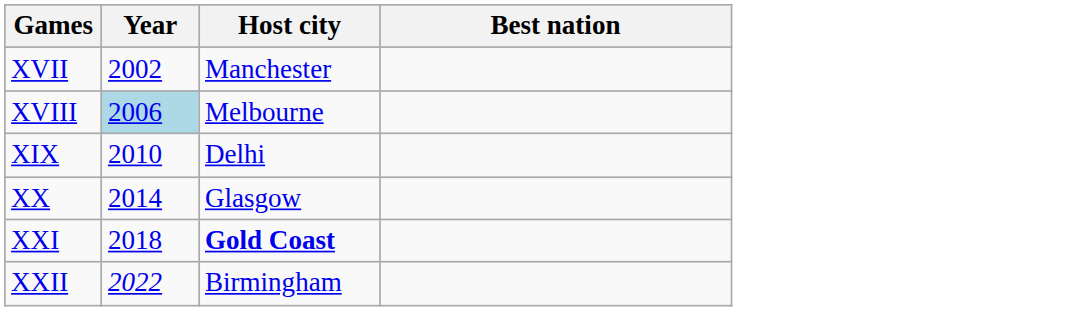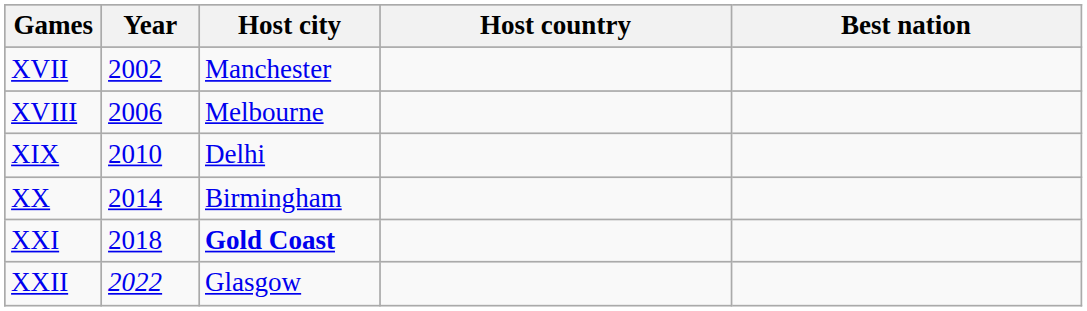+ column: (555, 25)
(135, 111) lightblue background -> (135, 111) no background
(253, 197) Glasgow -> (273, 197) Birmingham
(273, 283) Birmingham -> (253, 283) Glasgow
